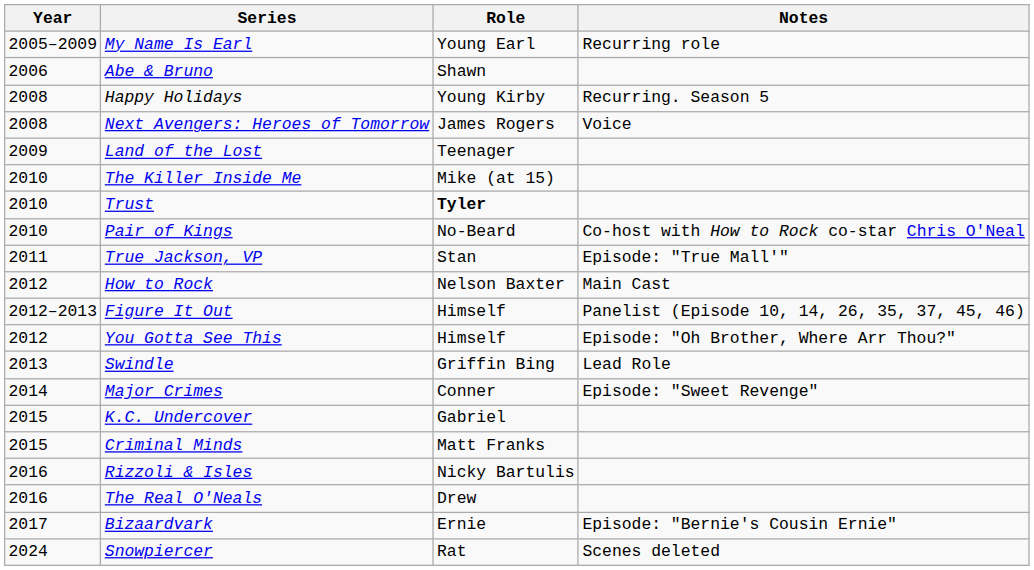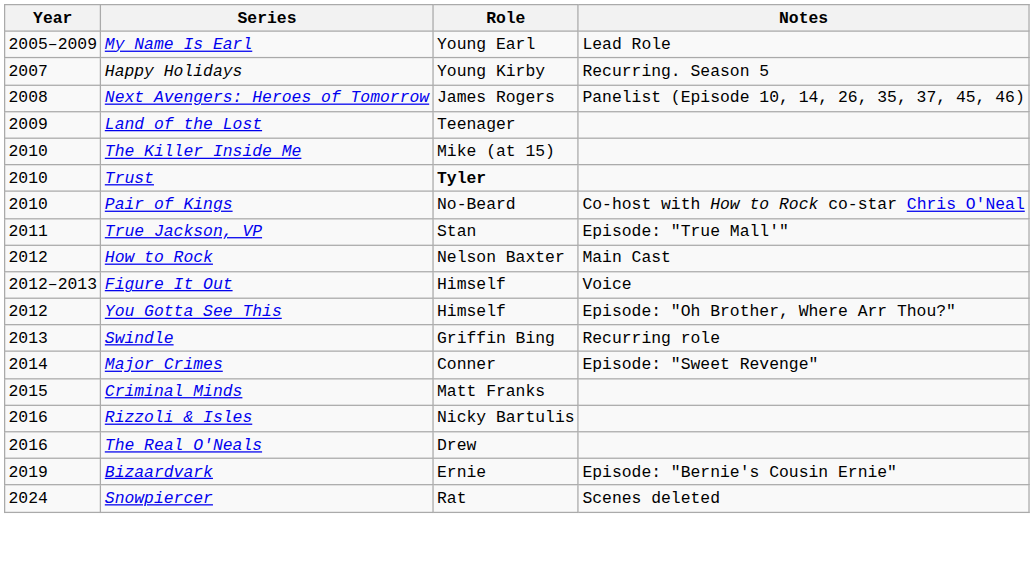(651, 45) Recurring role -> (627, 45) Lead Role
- row: (159, 71)
(28, 98) 2008 -> (28, 71) 2007
(607, 125) Voice -> (804, 98) Panelist (Episode 10, 14, 26, 35, 37, 45, 46)
(804, 312) Panelist (Episode 10, 14, 26, 35, 37, 45, 46) -> (607, 285) Voice
(627, 365) Lead Role -> (651, 338) Recurring role
- row: (179, 418)
(28, 525) 2017 -> (28, 472) 2019
